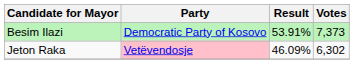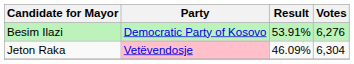(331, 31) 7,373 -> (331, 31) 6,276
(331, 50) 6,302 -> (331, 50) 6,304
